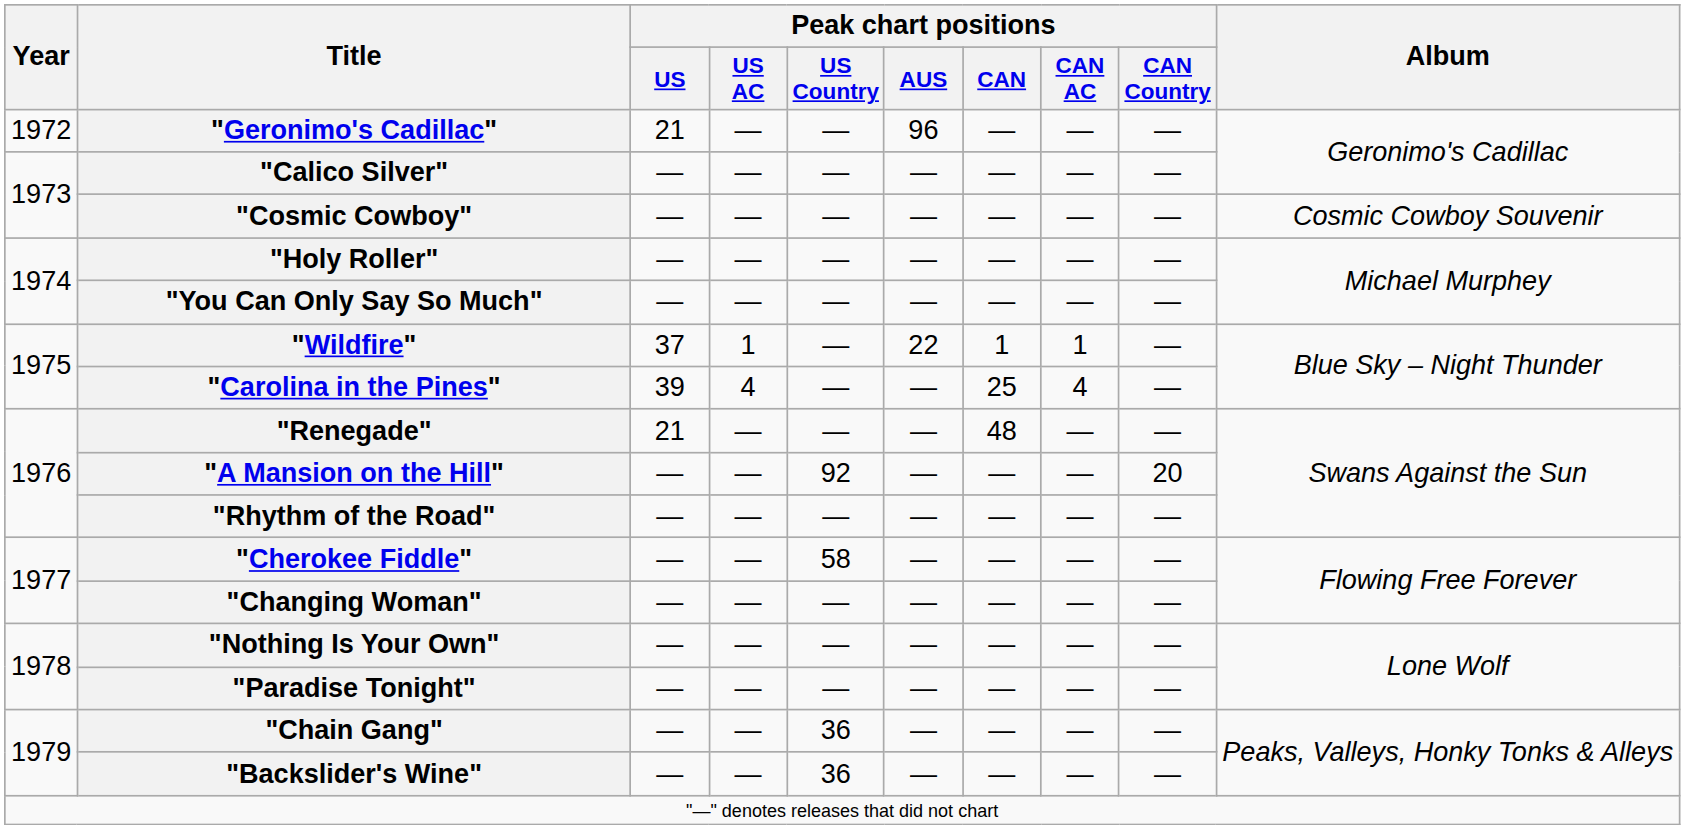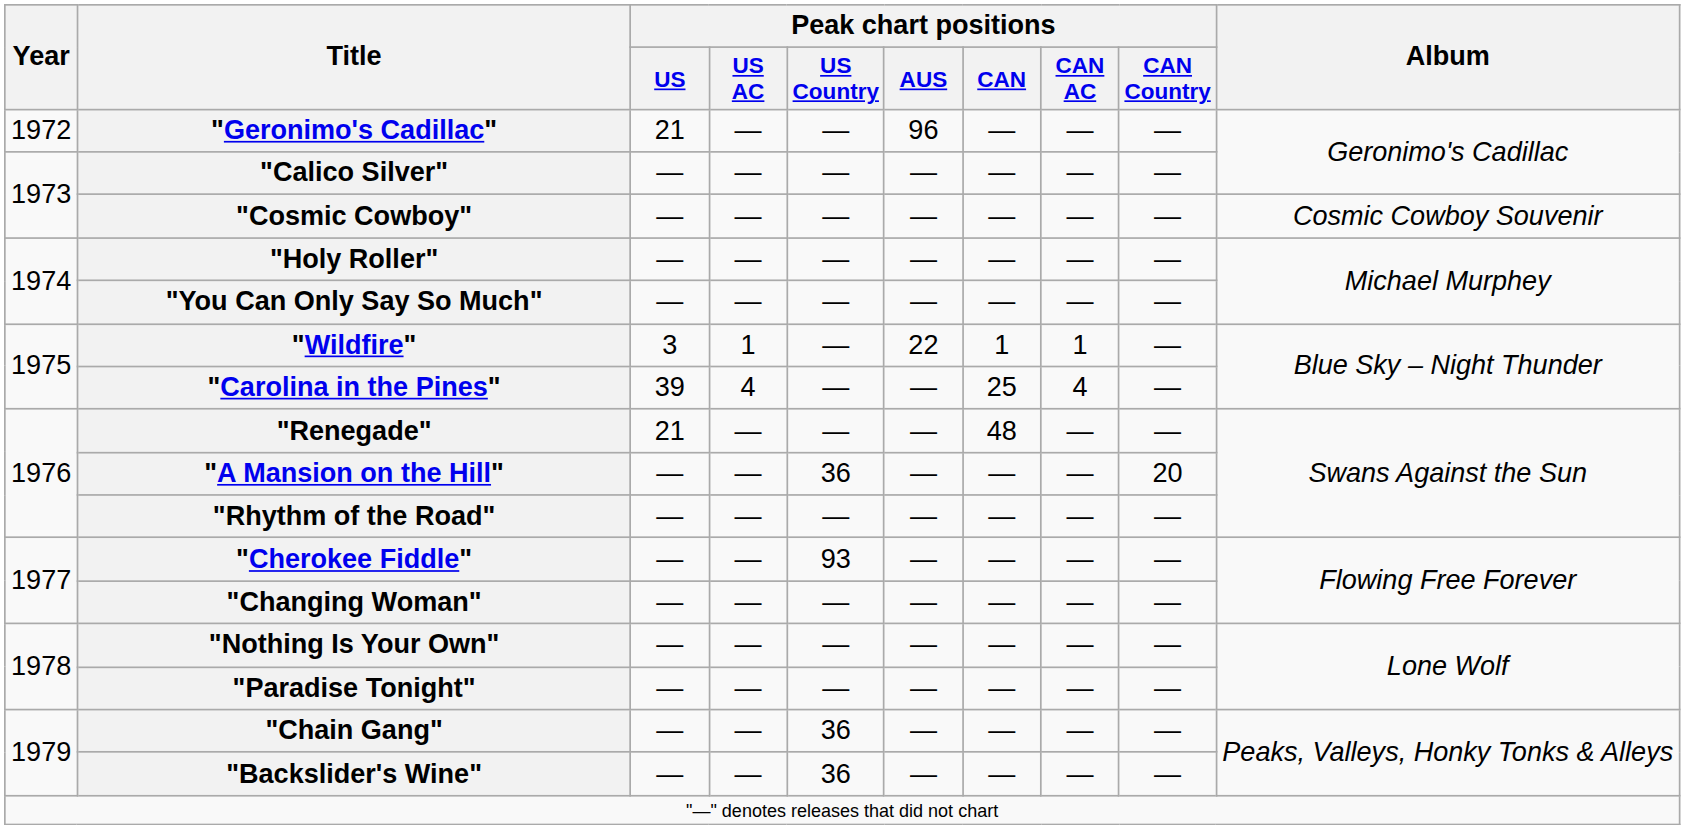(670, 344) 37 -> (670, 344) 3
(836, 473) 92 -> (836, 473) 36
(836, 559) 58 -> (836, 559) 93
